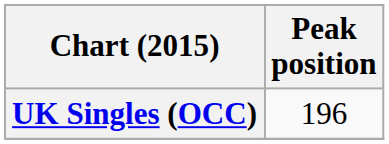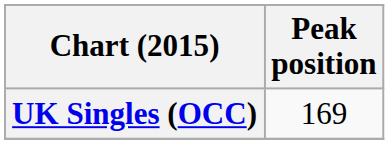(324, 113) 196 -> (324, 113) 169
